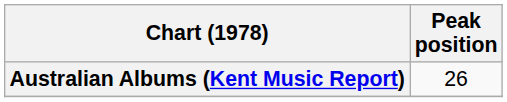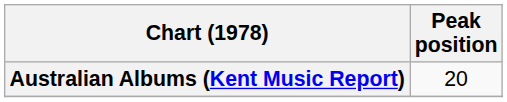(456, 79) 26 -> (456, 79) 20
